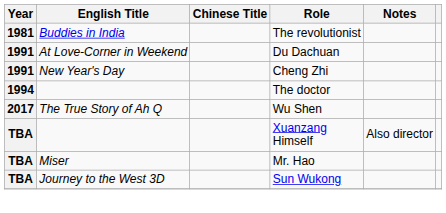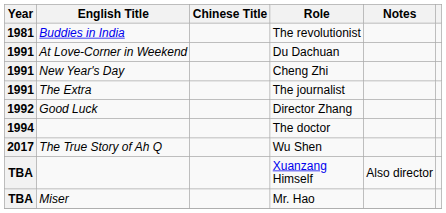+ row: (309, 90)
+ row: (312, 109)
- row: (307, 179)
